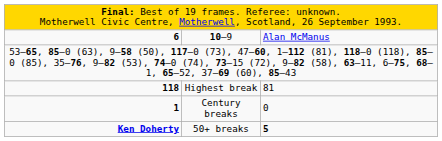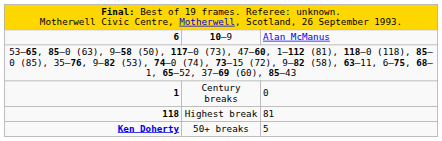rows swapped: (221, 89) <-> (221, 109)
(266, 129) bold -> (266, 129) normal
